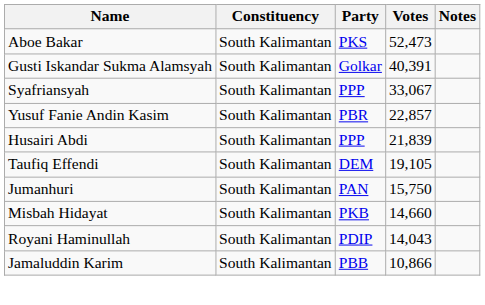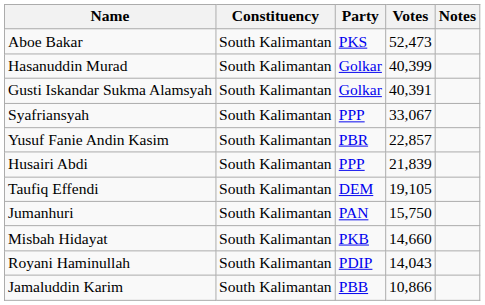+ row: (68, 66)
